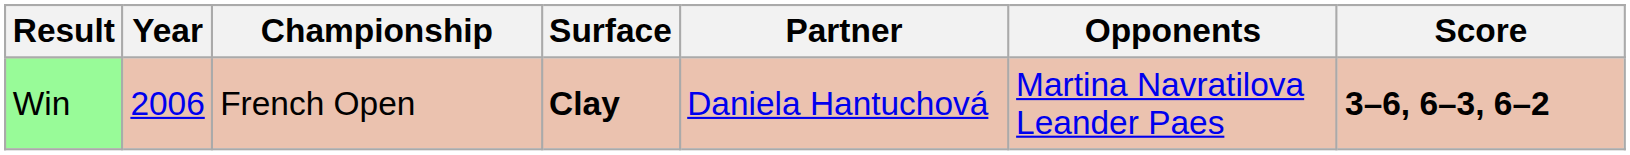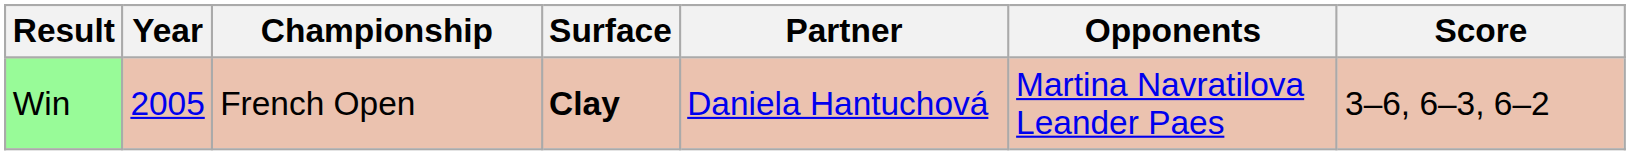(168, 102) 2006 -> (168, 102) 2005
(1447, 102) bold -> (1447, 102) normal
